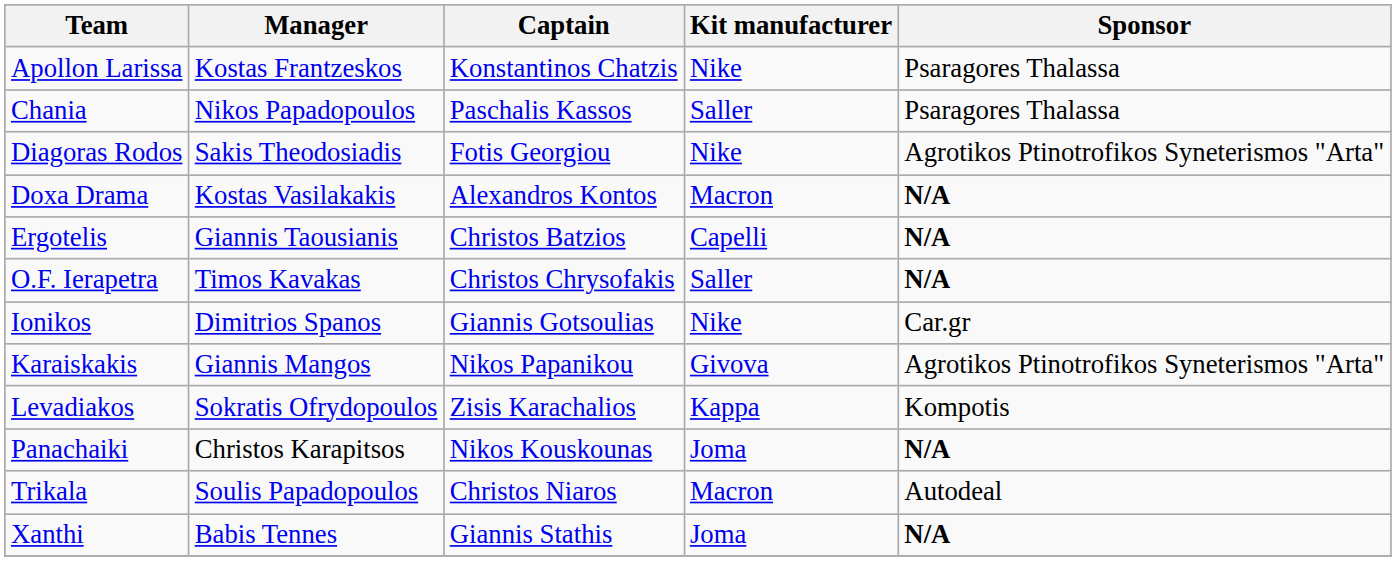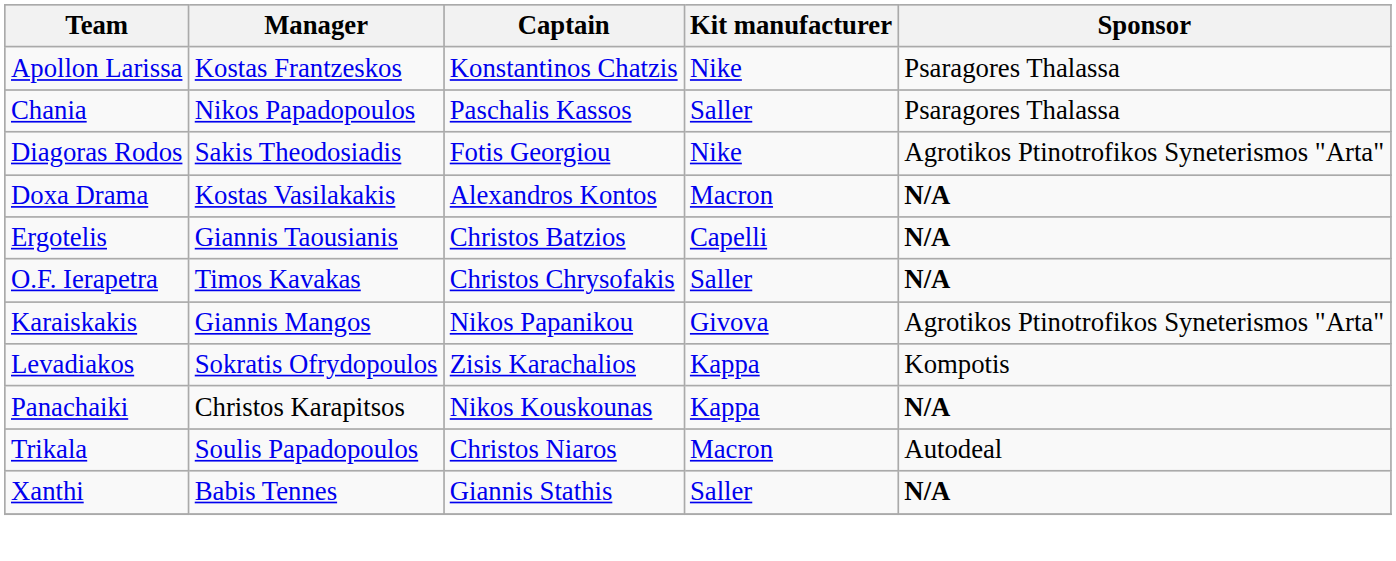- row: (51, 322)
(718, 449) Joma -> (725, 407) Kappa
(718, 534) Joma -> (721, 491) Saller
